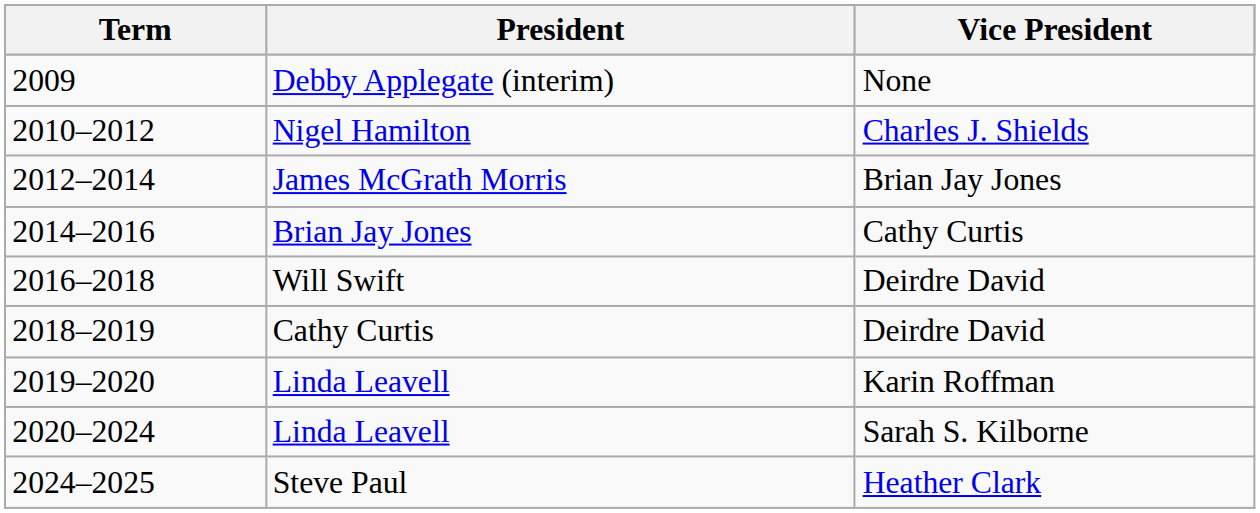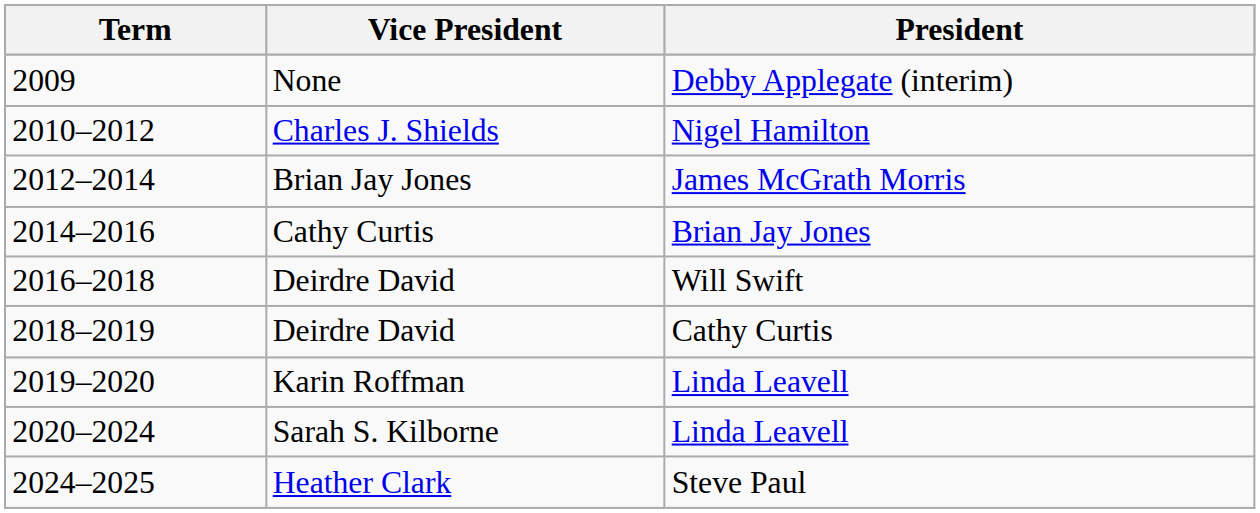columns swapped: (560, 30) <-> (1055, 30)
